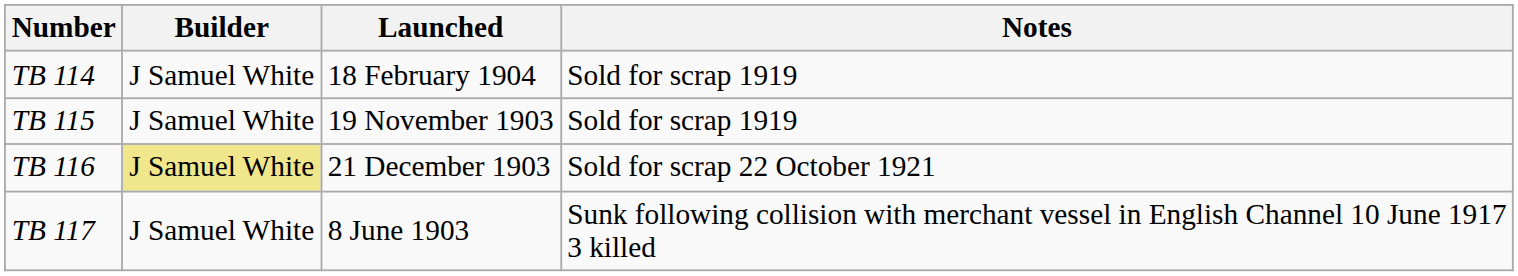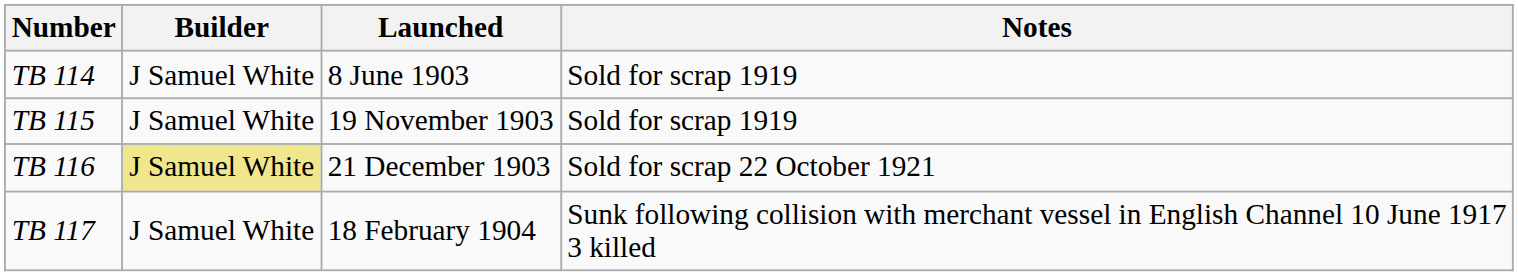(432, 74) 18 February 1904 -> (398, 74) 8 June 1903
(398, 229) 8 June 1903 -> (432, 229) 18 February 1904
